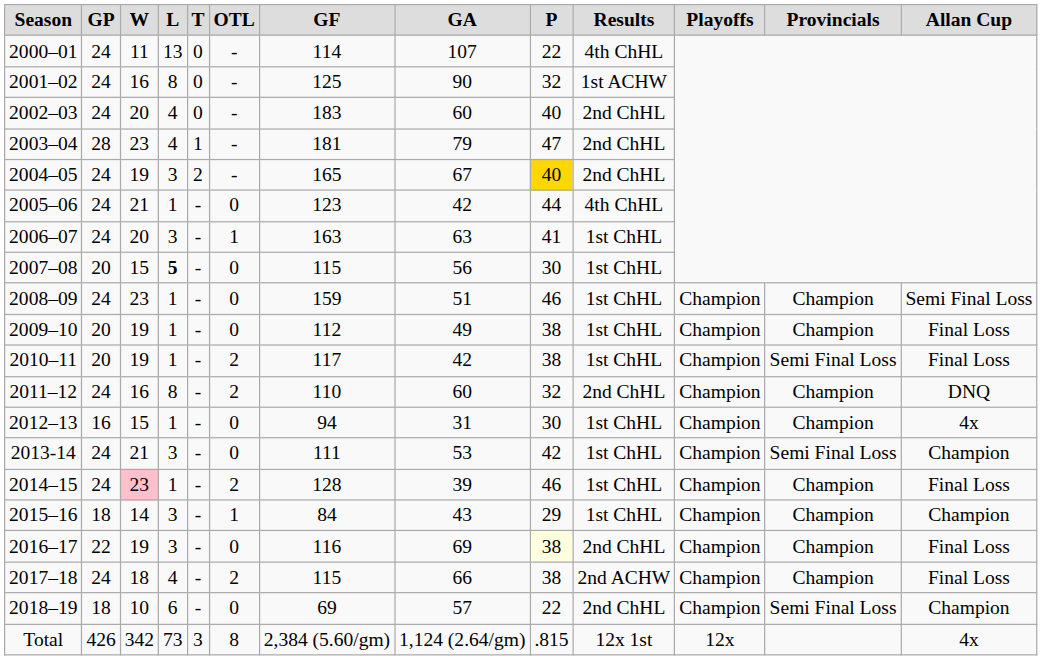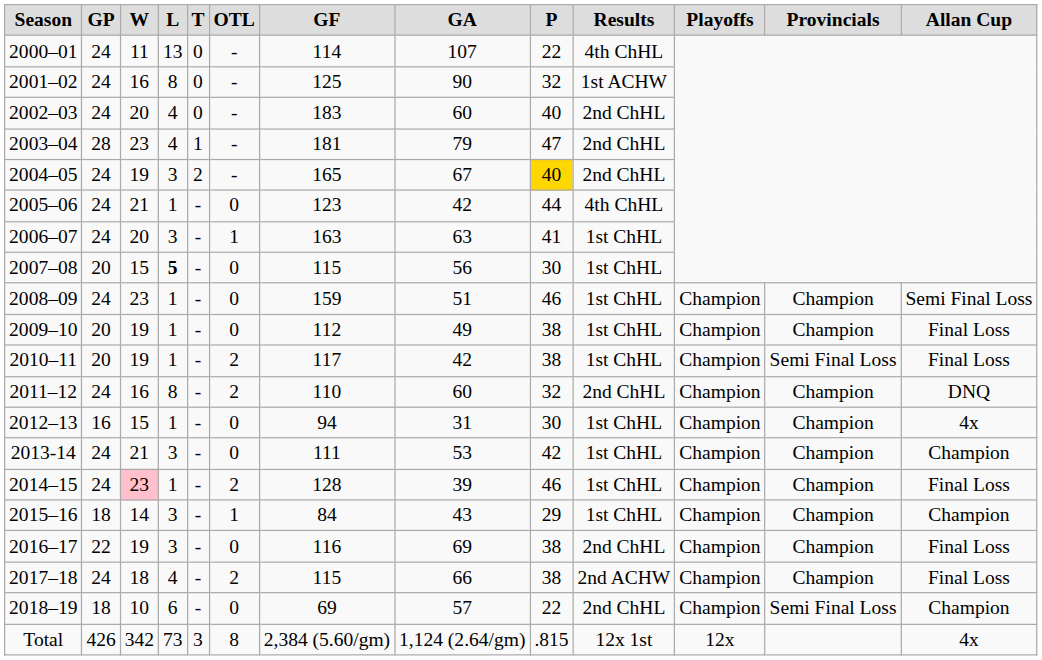(833, 453) Semi Final Loss -> (833, 453) Champion
(551, 546) lightyellow background -> (551, 546) no background
